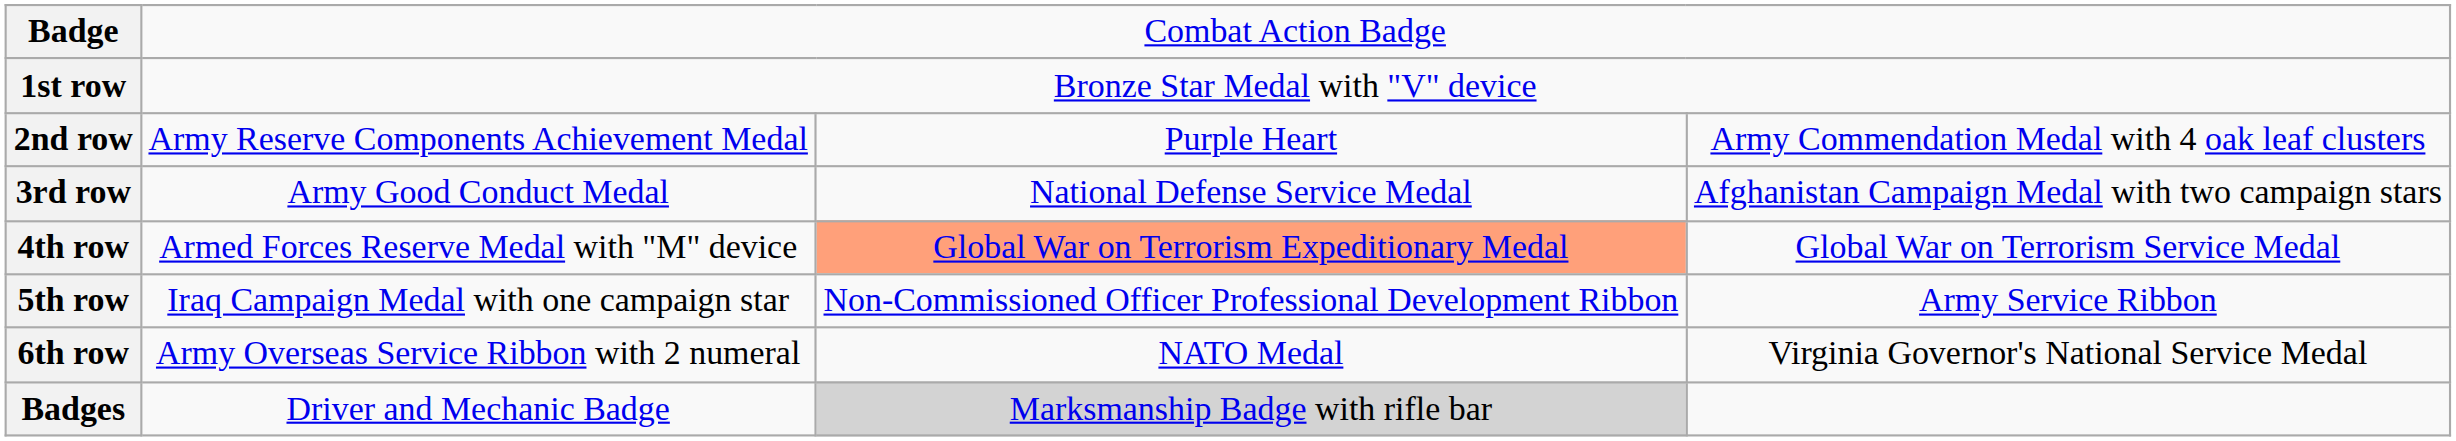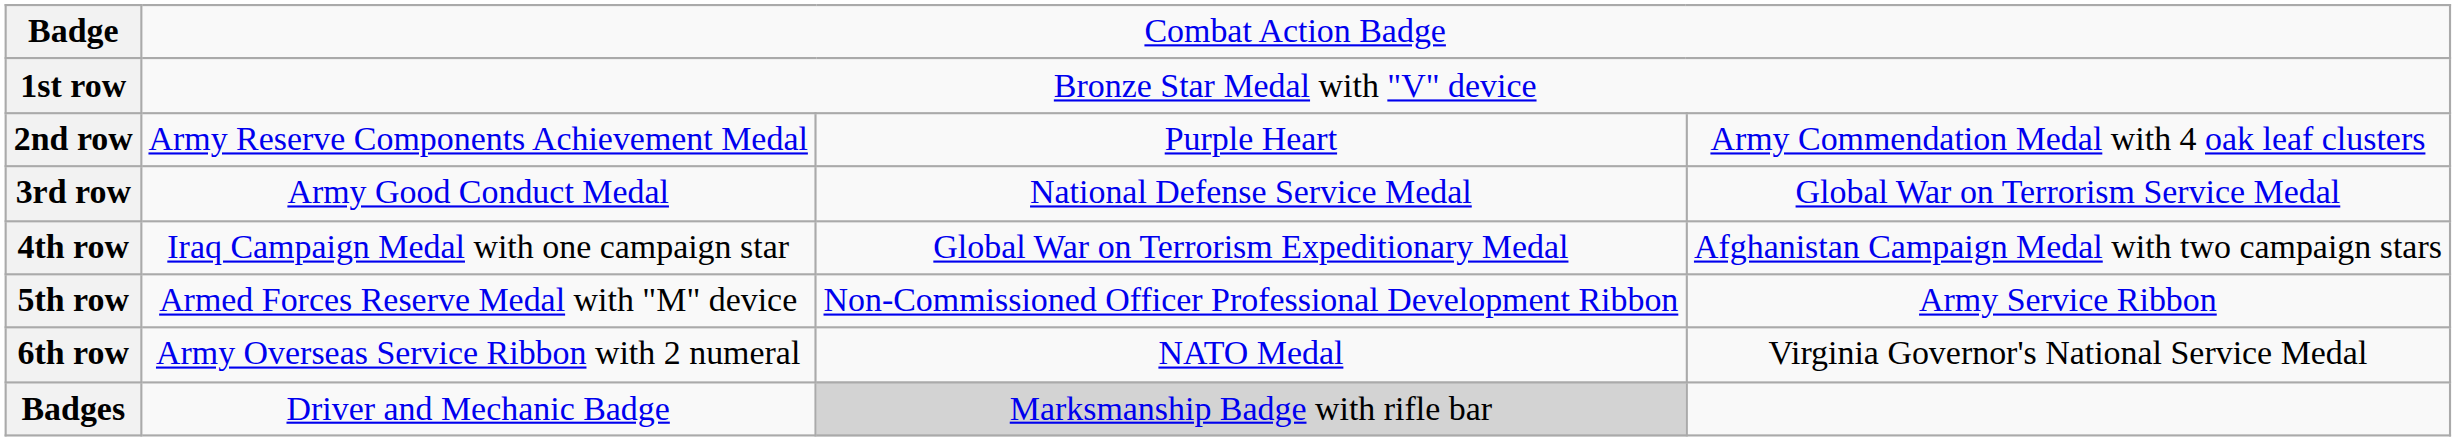(2068, 192) Afghanistan Campaign Medal with two campaign stars -> (2068, 192) Global War on Terrorism Service Medal
(478, 246) Armed Forces Reserve Medal with "M" device -> (478, 246) Iraq Campaign Medal with one campaign star
(1251, 246) lightsalmon background -> (1251, 246) no background
(2068, 246) Global War on Terrorism Service Medal -> (2068, 246) Afghanistan Campaign Medal with two campaign stars
(478, 300) Iraq Campaign Medal with one campaign star -> (478, 300) Armed Forces Reserve Medal with "M" device
